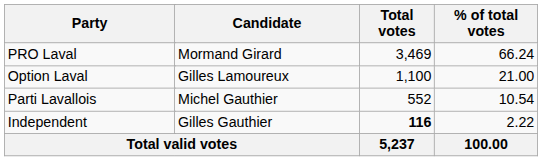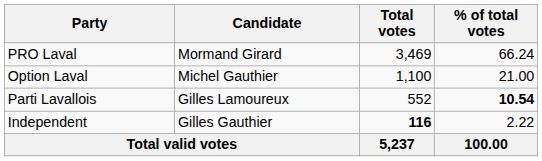(233, 76) Gilles Lamoureux -> (228, 76) Michel Gauthier
(228, 99) Michel Gauthier -> (233, 99) Gilles Lamoureux
(516, 99) normal -> (516, 99) bold
